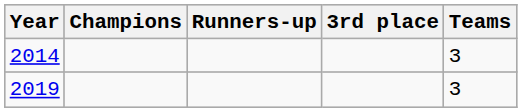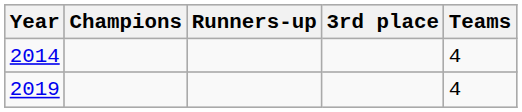(455, 56) 3 -> (455, 56) 4
(455, 90) 3 -> (455, 90) 4
